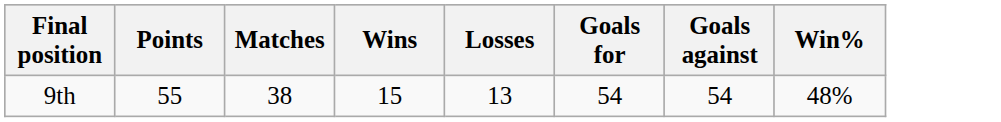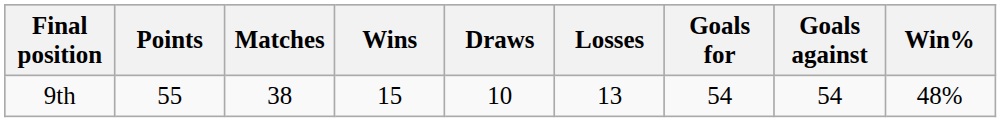+ column: (500, 39)
